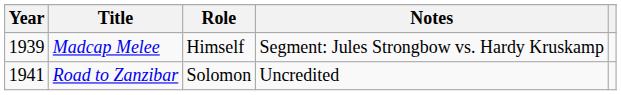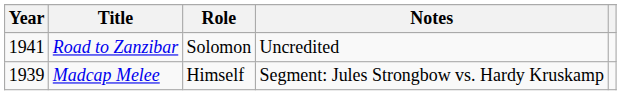rows swapped: (106, 47) <-> (116, 75)
